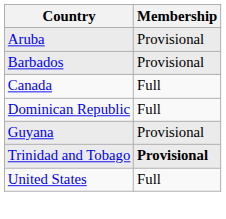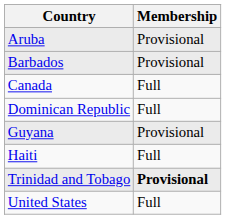+ row: (23, 156)
